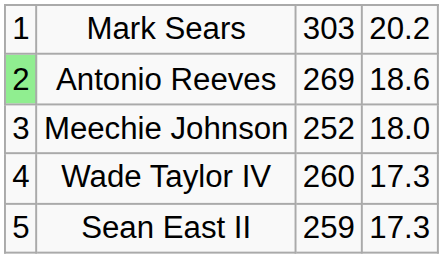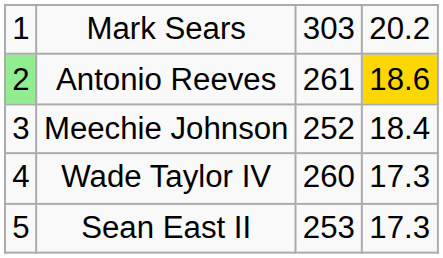(329, 78) 269 -> (329, 78) 261
(400, 78) no background -> (400, 78) gold background
(400, 128) 18.0 -> (400, 128) 18.4
(329, 227) 259 -> (329, 227) 253
